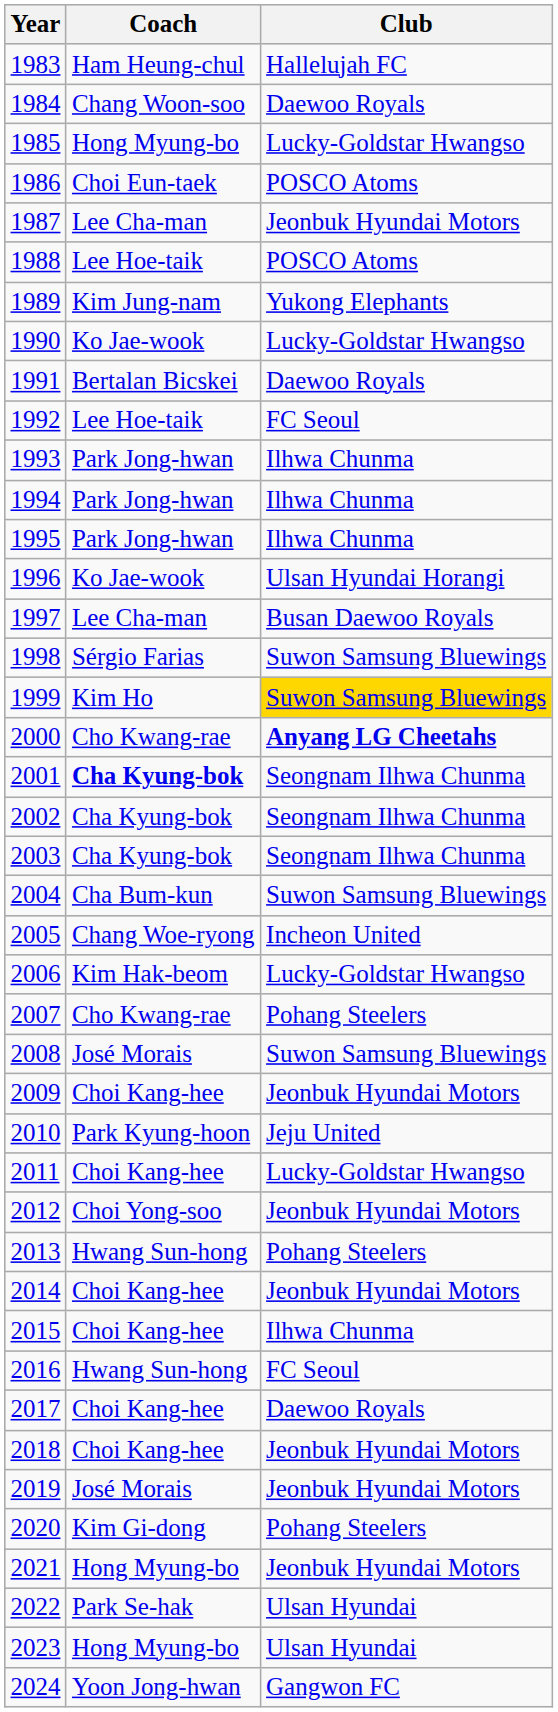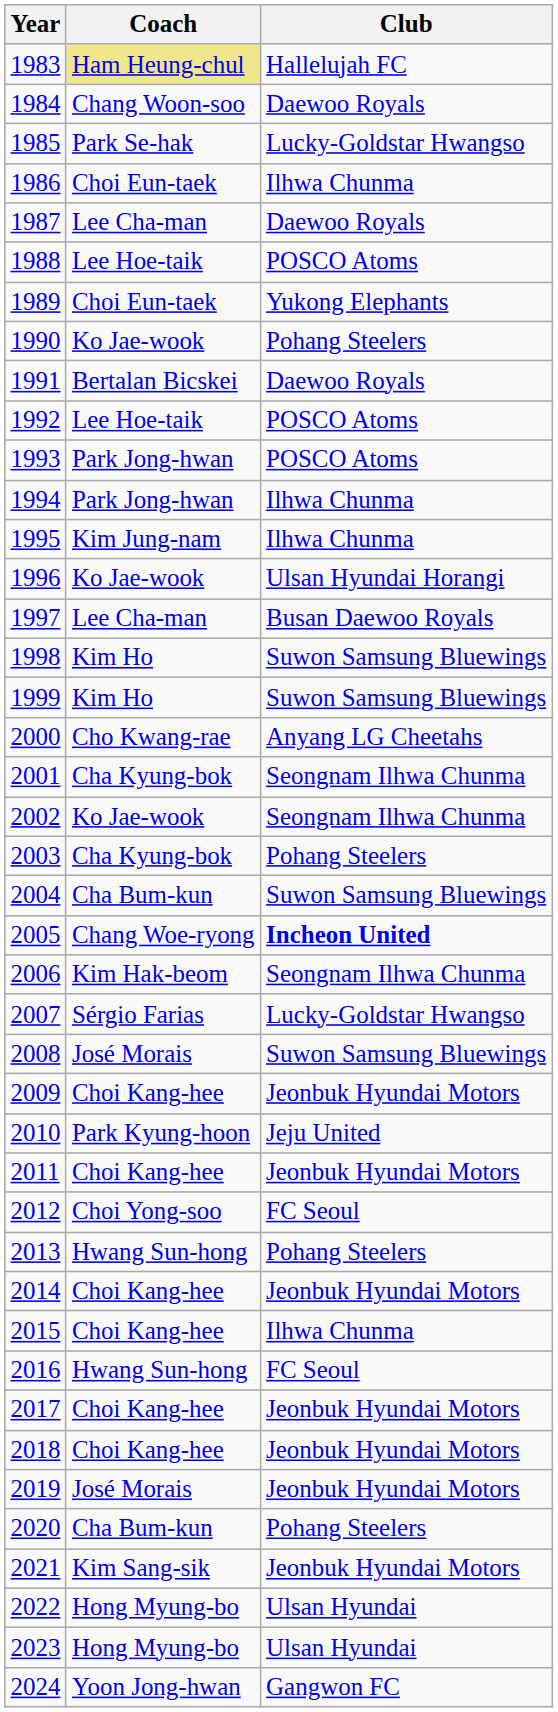(158, 63) no background -> (158, 63) khaki background
(156, 143) Hong Myung-bo -> (133, 143) Park Se-hak
(342, 182) POSCO Atoms -> (340, 182) Ilhwa Chunma
(393, 222) Jeonbuk Hyundai Motors -> (345, 222) Daewoo Royals
(146, 301) Kim Jung-nam -> (144, 301) Choi Eun-taek
(395, 340) Lucky-Goldstar Hwangso -> (346, 340) Pohang Steelers
(313, 420) FC Seoul -> (342, 420) POSCO Atoms
(340, 459) Ilhwa Chunma -> (342, 459) POSCO Atoms
(153, 538) Park Jong-hwan -> (146, 538) Kim Jung-nam
(138, 657) Sérgio Farias -> (113, 657) Kim Ho
(406, 697) gold background -> (406, 697) no background
(381, 736) bold -> (374, 736) normal
(158, 776) bold -> (152, 776) normal
(152, 815) Cha Kyung-bok -> (138, 815) Ko Jae-wook
(396, 855) Seongnam Ilhwa Chunma -> (346, 855) Pohang Steelers
(343, 934) normal -> (348, 934) bold
(395, 974) Lucky-Goldstar Hwangso -> (396, 974) Seongnam Ilhwa Chunma
(151, 1013) Cho Kwang-rae -> (138, 1013) Sérgio Farias
(346, 1013) Pohang Steelers -> (395, 1013) Lucky-Goldstar Hwangso
(395, 1172) Lucky-Goldstar Hwangso -> (393, 1172) Jeonbuk Hyundai Motors
(393, 1211) Jeonbuk Hyundai Motors -> (313, 1211) FC Seoul
(345, 1409) Daewoo Royals -> (393, 1409) Jeonbuk Hyundai Motors
(139, 1528) Kim Gi-dong -> (142, 1528) Cha Bum-kun
(156, 1568) Hong Myung-bo -> (141, 1568) Kim Sang-sik
(133, 1607) Park Se-hak -> (156, 1607) Hong Myung-bo
